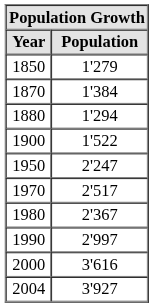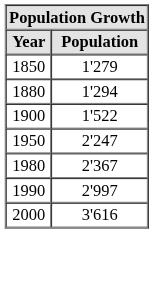- row: (29, 91)
- row: (29, 190)
- row: (29, 289)
